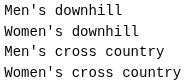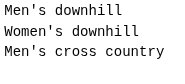- row: (93, 73)
